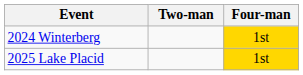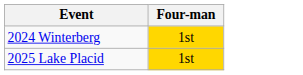- column: (186, 15)
